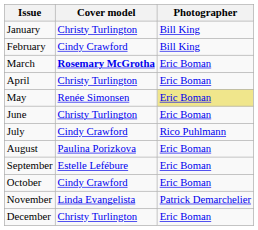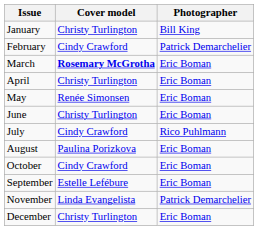(180, 47) Bill King -> (205, 47) Patrick Demarchelier
(185, 98) khaki background -> (185, 98) no background
rows swapped: (30, 166) <-> (24, 183)
